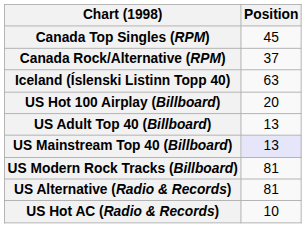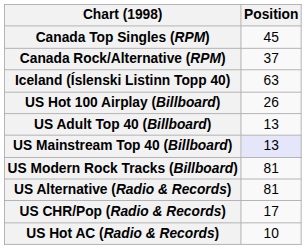(271, 102) 20 -> (271, 102) 26
+ row: (123, 211)
